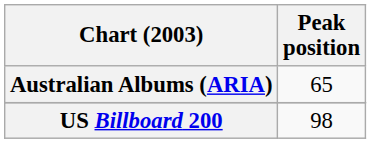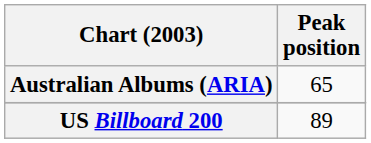(322, 120) 98 -> (322, 120) 89
